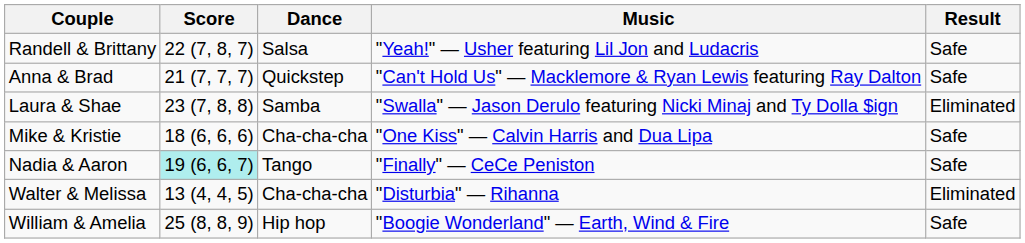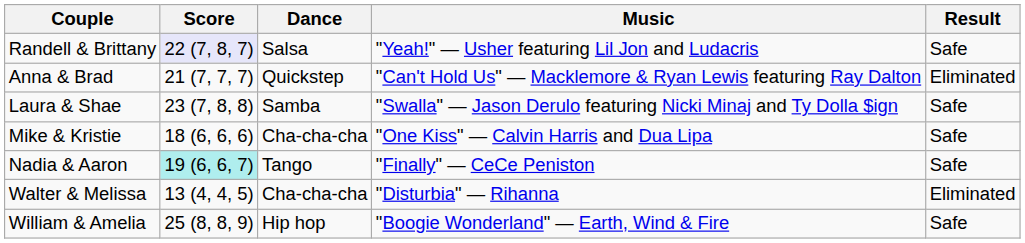(209, 48) no background -> (209, 48) lavender background
(949, 77) Safe -> (973, 77) Eliminated
(973, 106) Eliminated -> (949, 106) Safe
